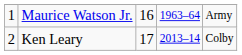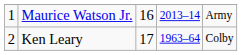(180, 15) 1963–64 -> (180, 15) 2013–14
(180, 38) 2013–14 -> (180, 38) 1963–64
